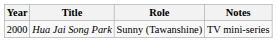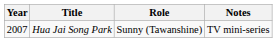(17, 29) 2000 -> (17, 29) 2007
